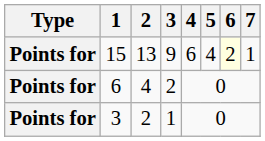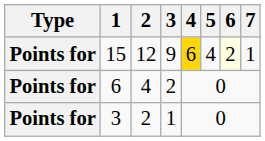(146, 53) 13 -> (146, 53) 12
(191, 53) no background -> (191, 53) gold background
